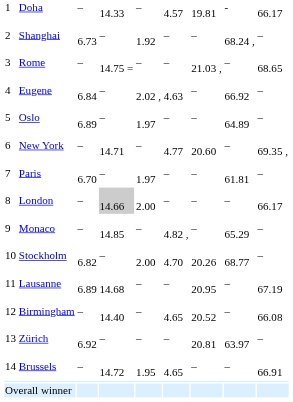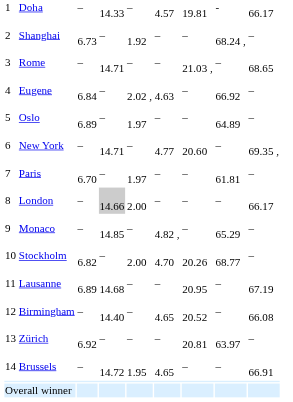(116, 69) 14.75 = -> (112, 69) 14.71
